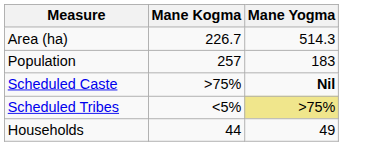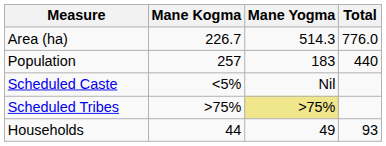+ column: (360, 15)
(223, 84) >75% -> (227, 84) <5%
(326, 84) bold -> (327, 84) normal
(227, 107) <5% -> (223, 107) >75%
